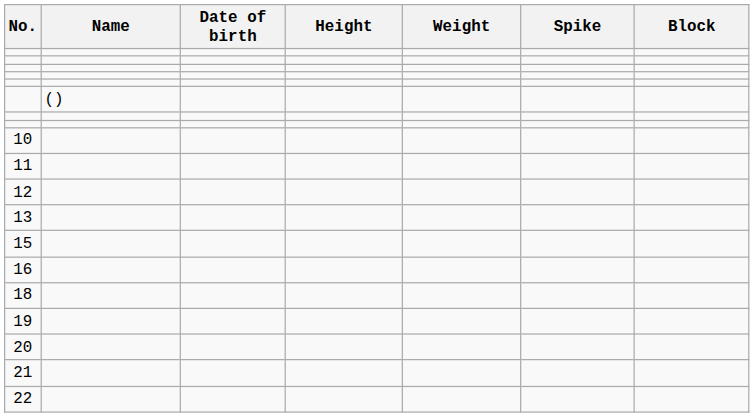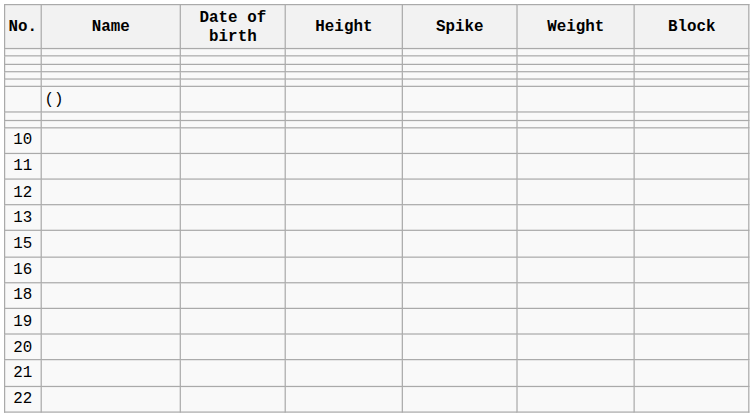columns swapped: (462, 27) <-> (578, 27)
